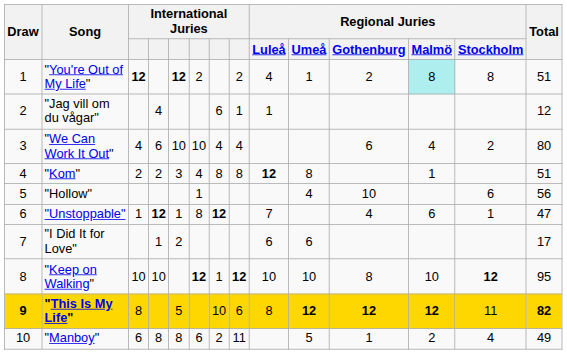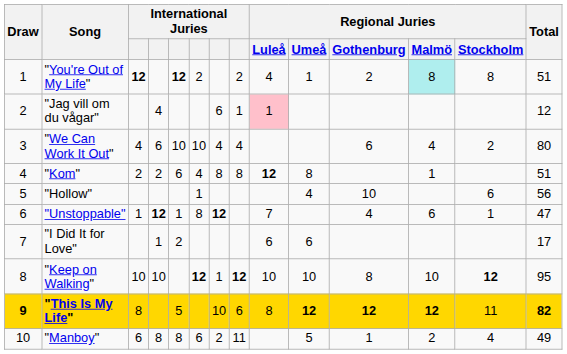(269, 111) no background -> (269, 111) pink background
(179, 173) 3 -> (179, 173) 6
